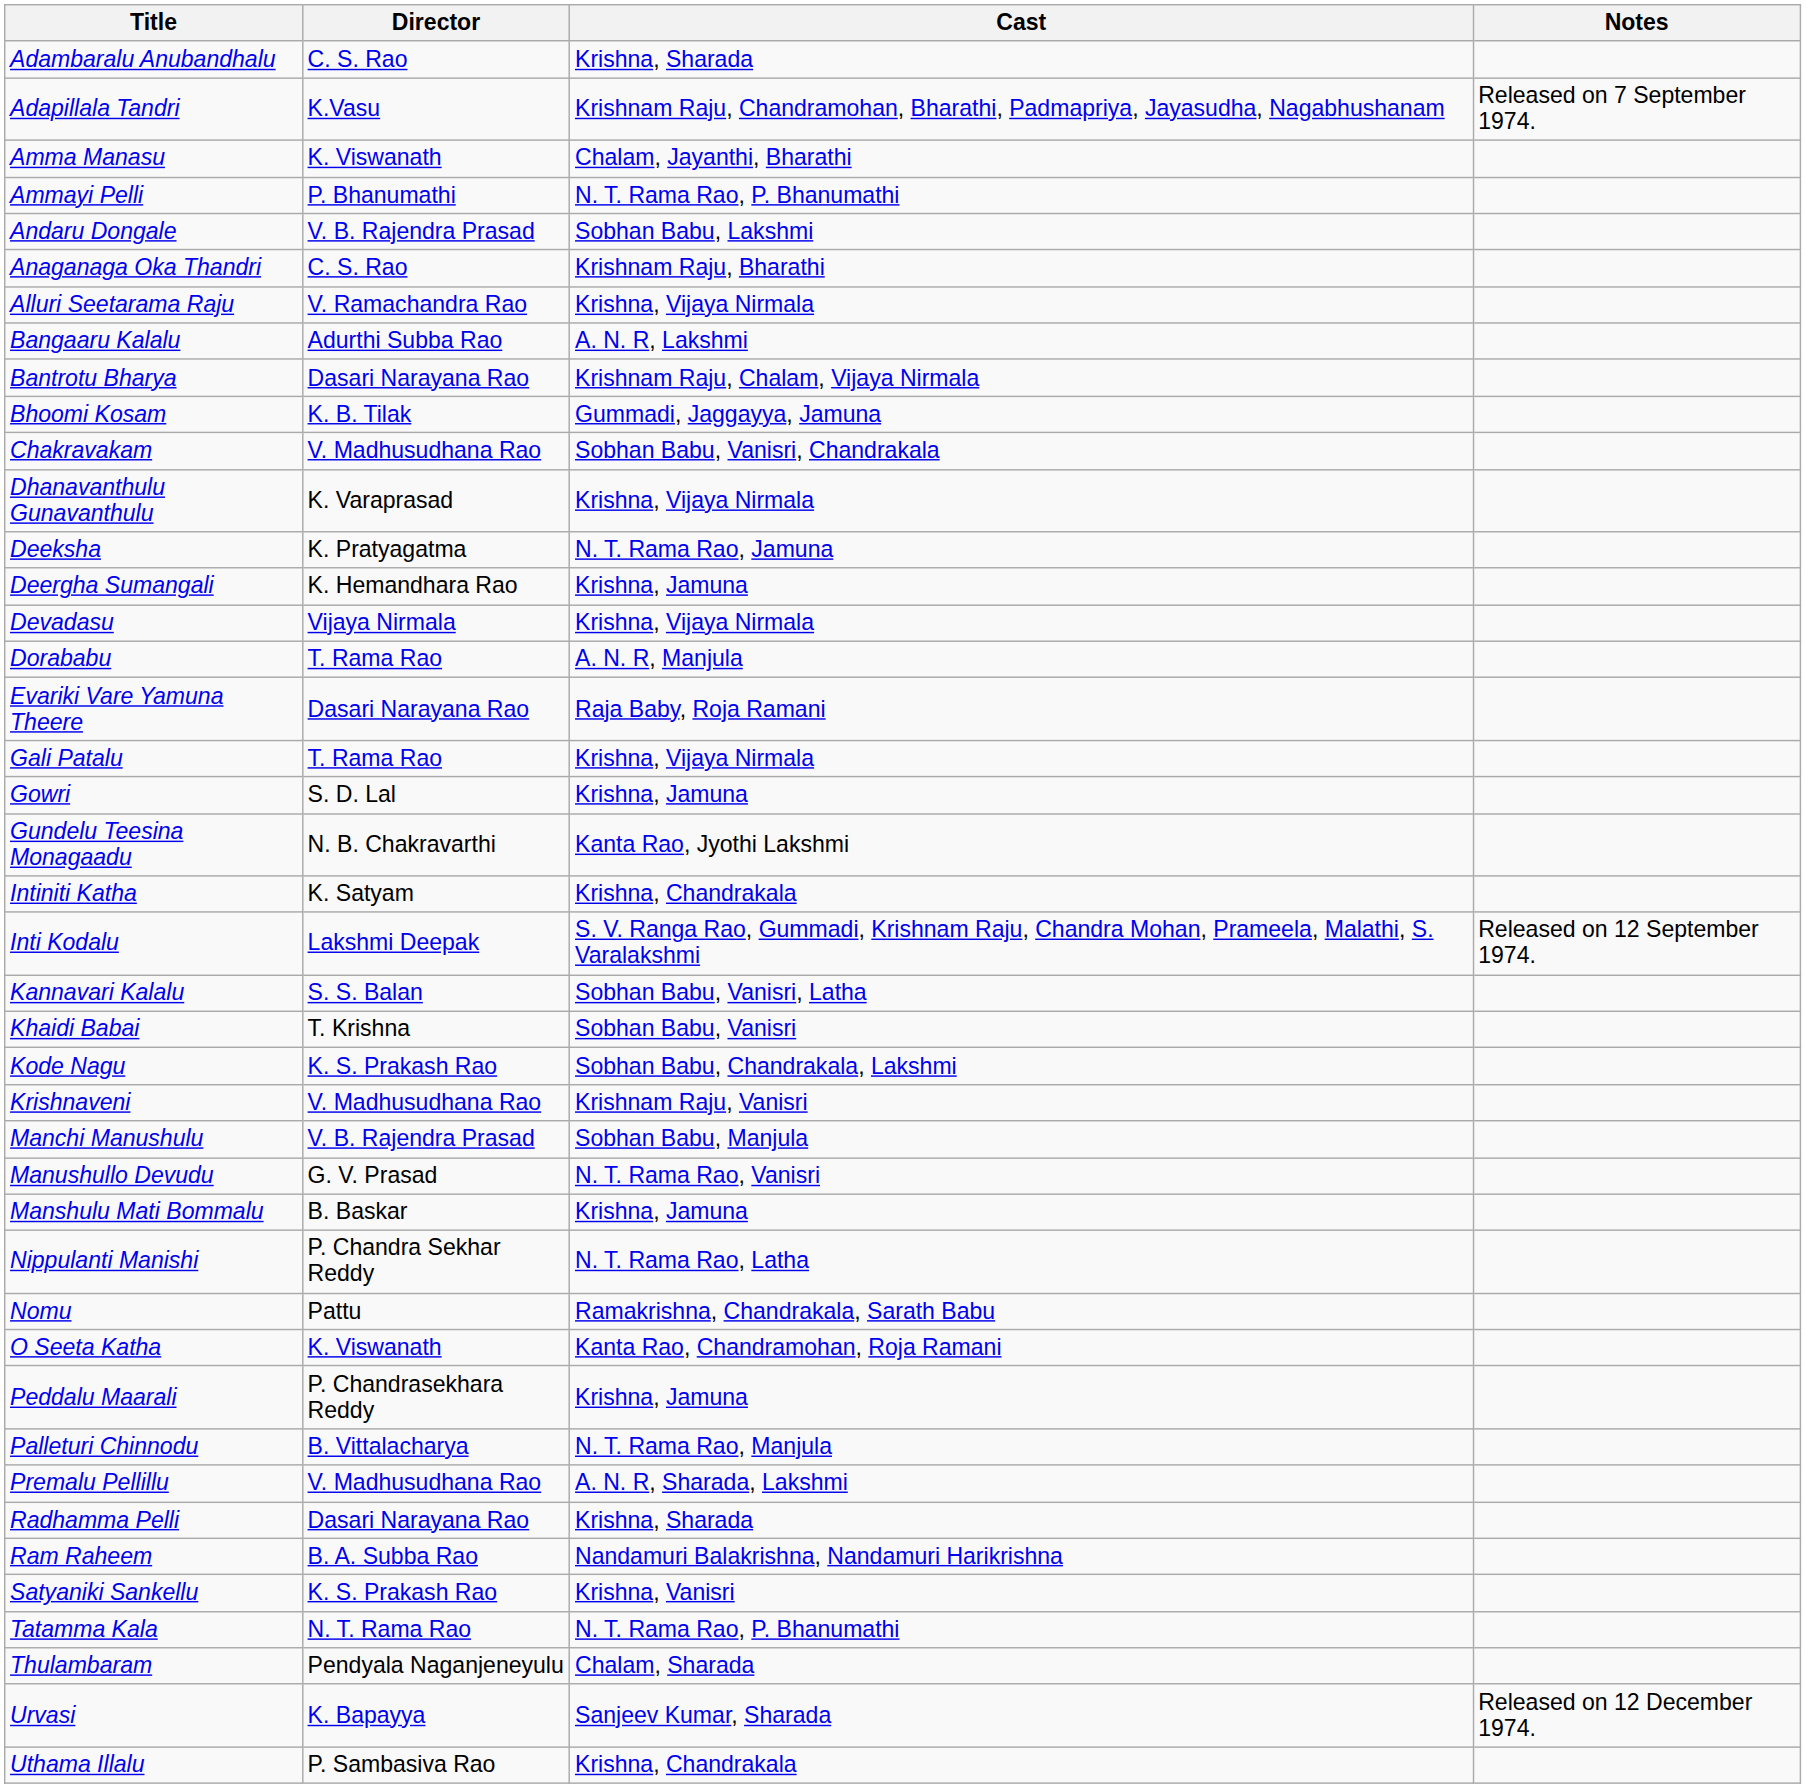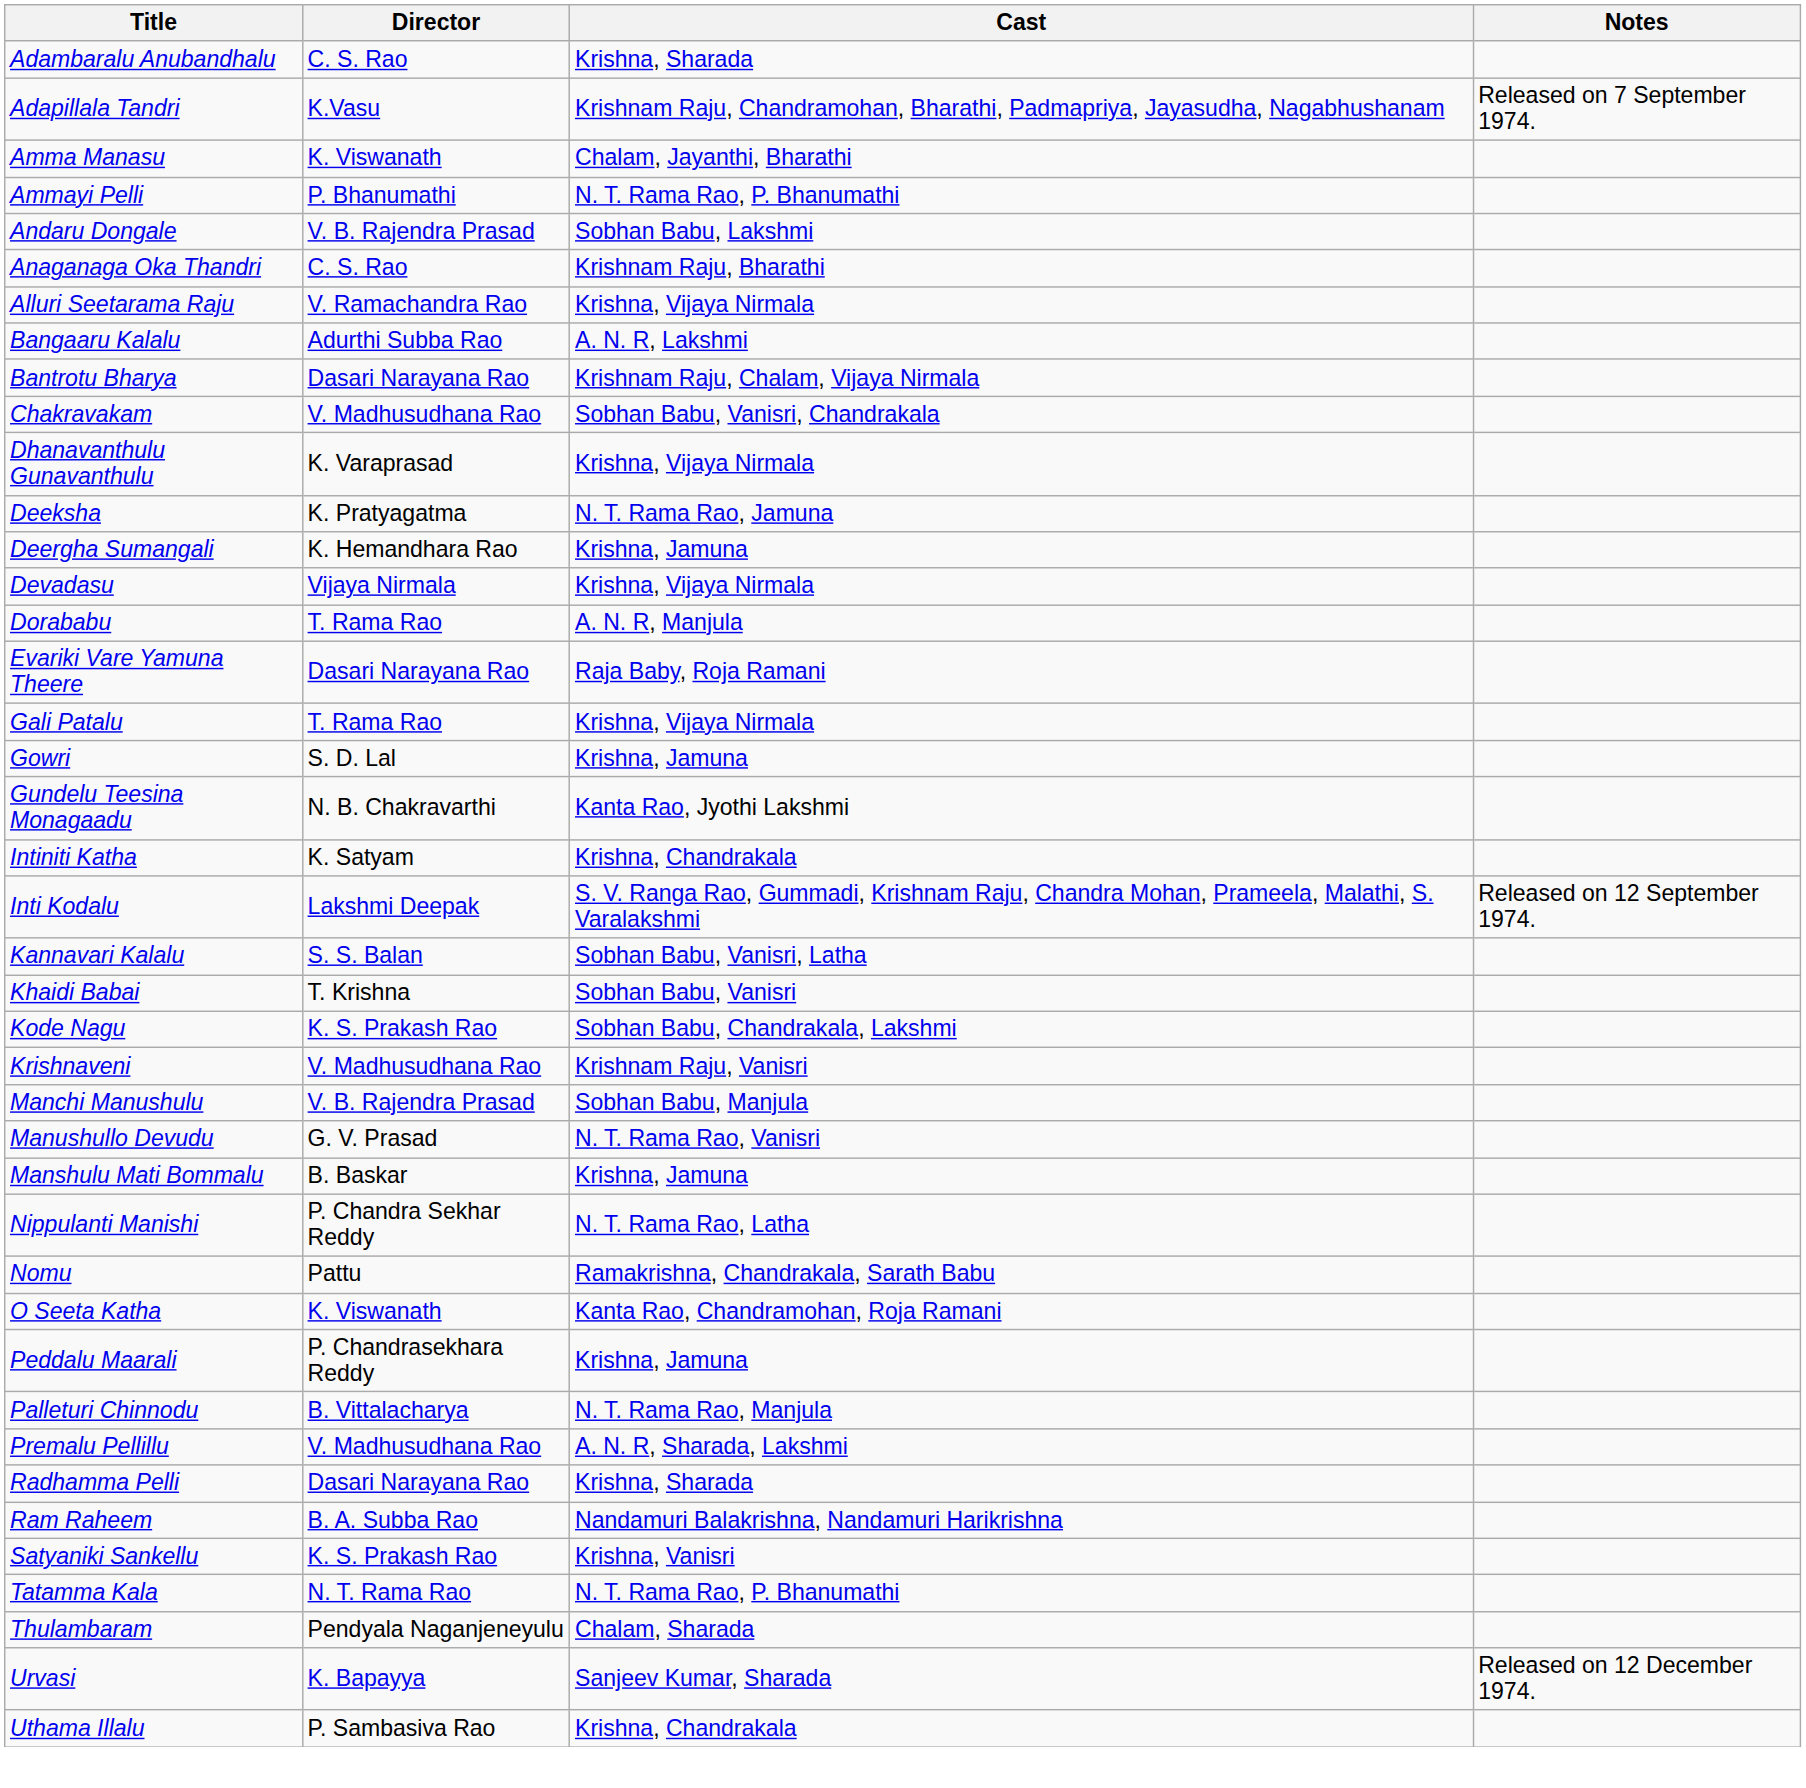- row: (88, 414)
